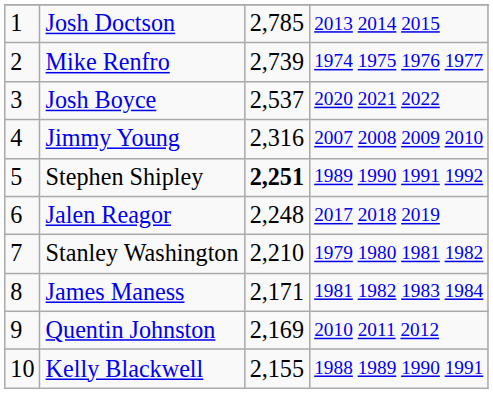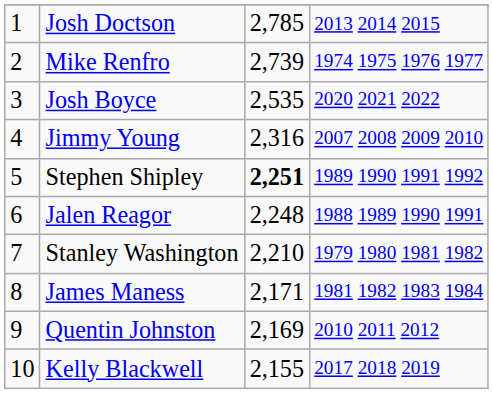(277, 100) 2,537 -> (277, 100) 2,535
(377, 215) 2017 2018 2019 -> (399, 215) 1988 1989 1990 1991
(399, 368) 1988 1989 1990 1991 -> (377, 368) 2017 2018 2019
